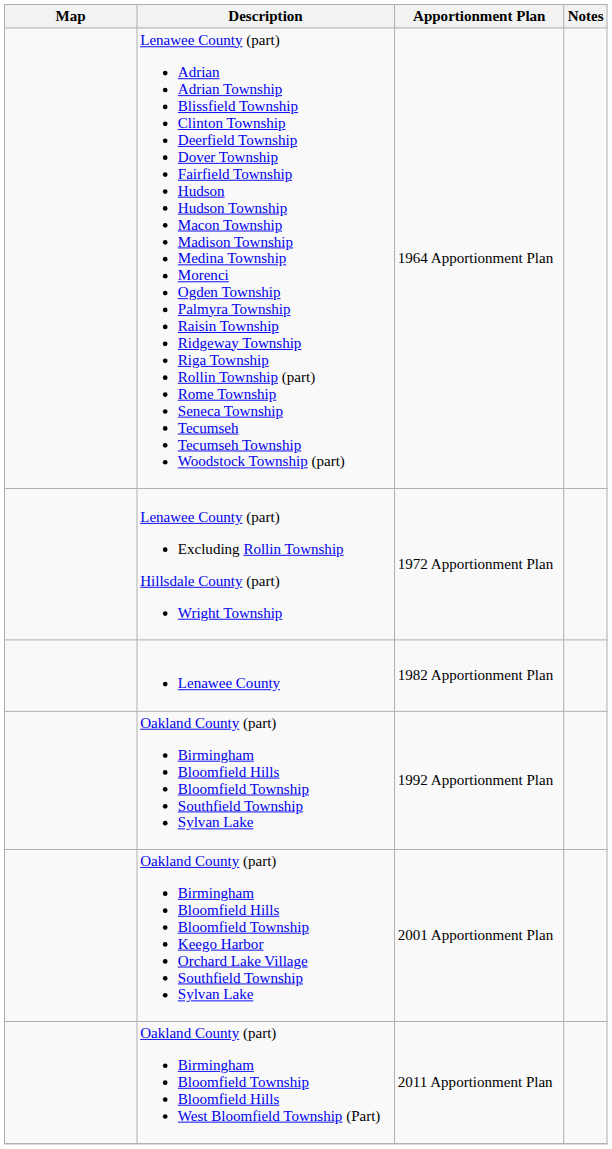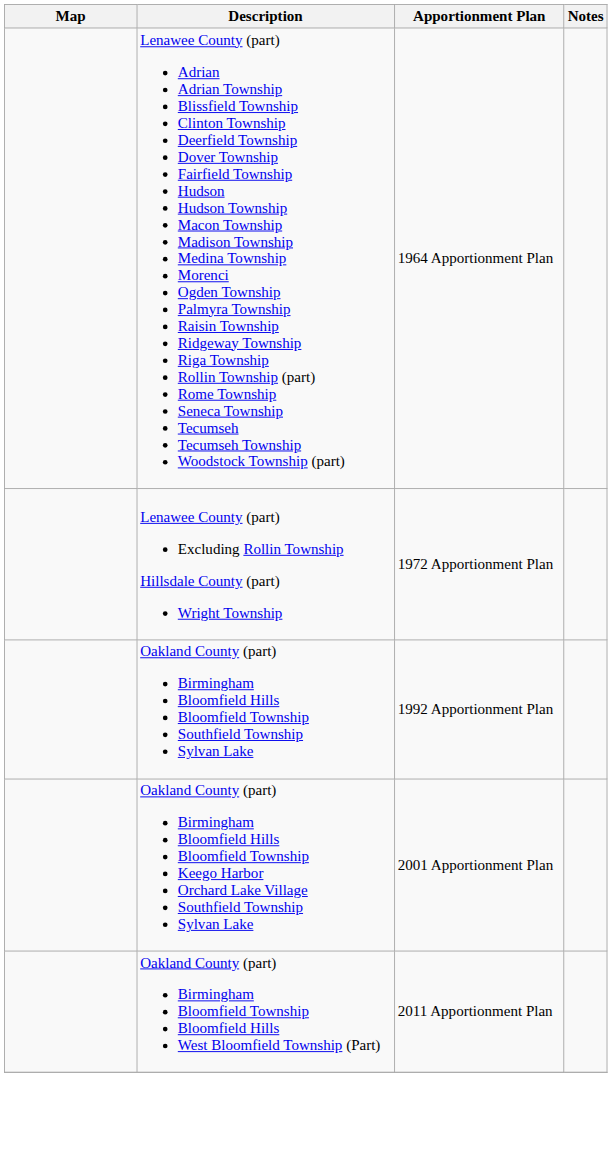- row: (266, 684)
